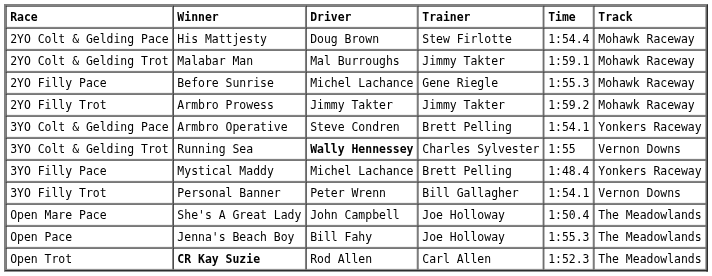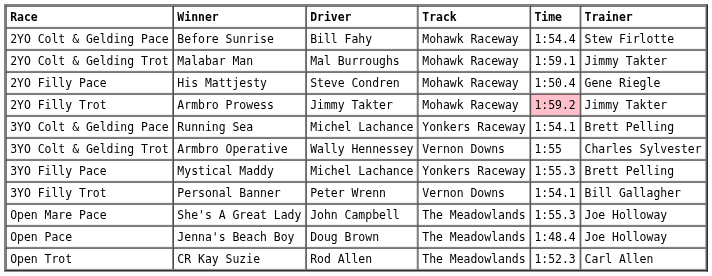columns swapped: (446, 17) <-> (616, 17)
(222, 39) His Mattjesty -> (226, 39) Before Sunrise
(345, 39) Doug Brown -> (341, 39) Bill Fahy
(226, 83) Before Sunrise -> (222, 83) His Mattjesty
(362, 83) Michel Lachance -> (355, 83) Steve Condren
(569, 83) 1:55.3 -> (555, 83) 1:50.4
(569, 105) no background -> (555, 105) pink background
(232, 127) Armbro Operative -> (215, 127) Running Sea
(355, 127) Steve Condren -> (362, 127) Michel Lachance
(215, 149) Running Sea -> (232, 149) Armbro Operative
(362, 149) bold -> (362, 149) normal
(569, 171) 1:48.4 -> (555, 171) 1:55.3
(569, 215) 1:50.4 -> (555, 215) 1:55.3
(341, 237) Bill Fahy -> (345, 237) Doug Brown
(569, 237) 1:55.3 -> (555, 237) 1:48.4
(219, 259) bold -> (219, 259) normal
